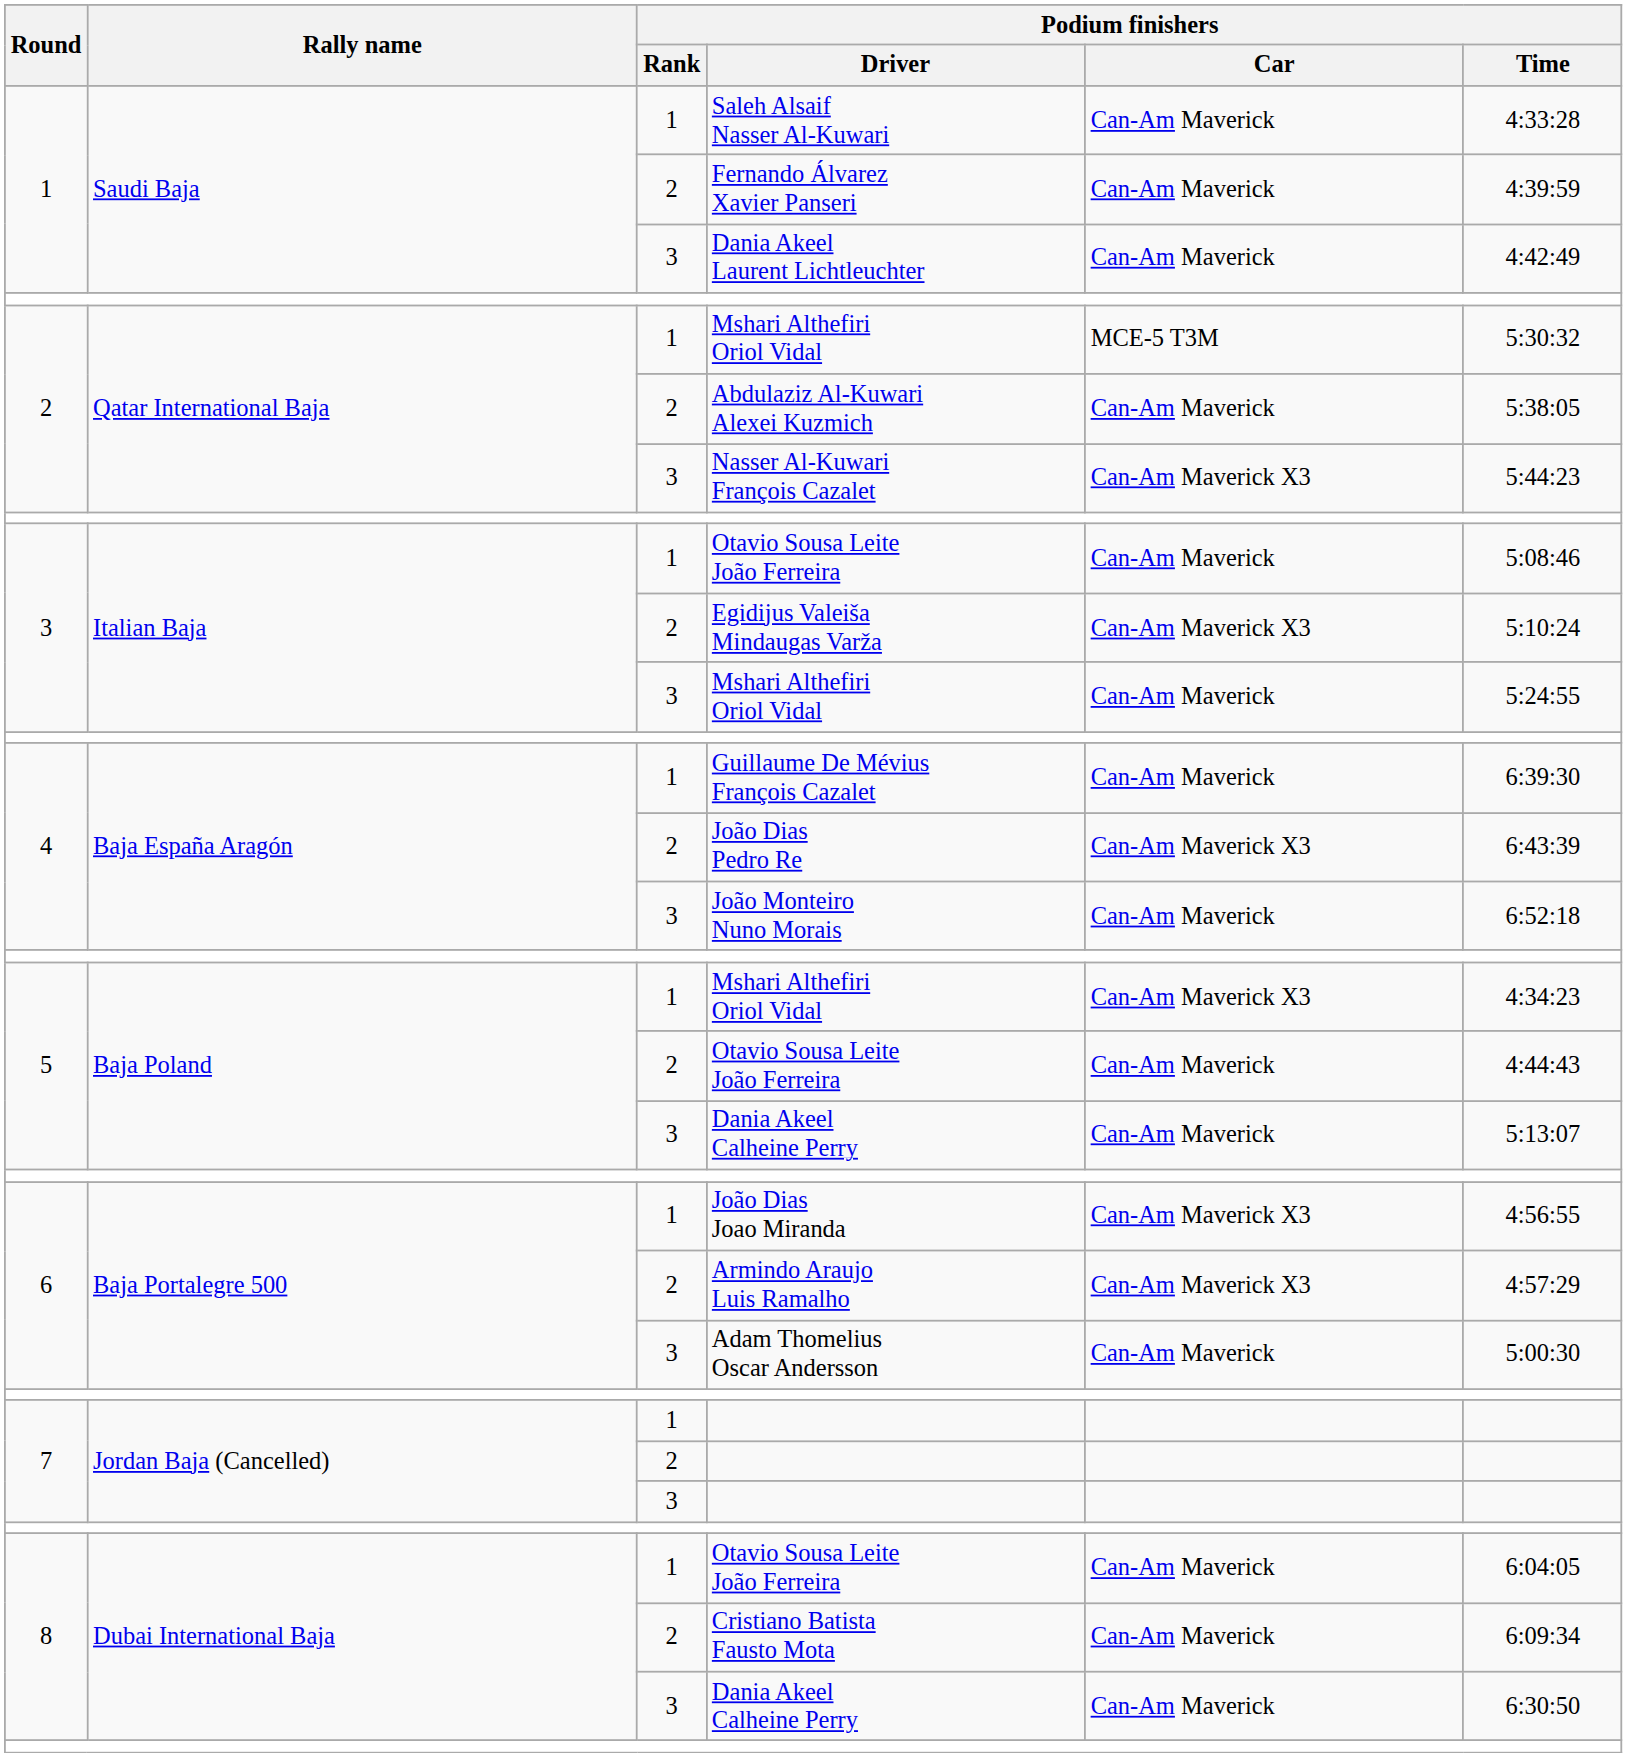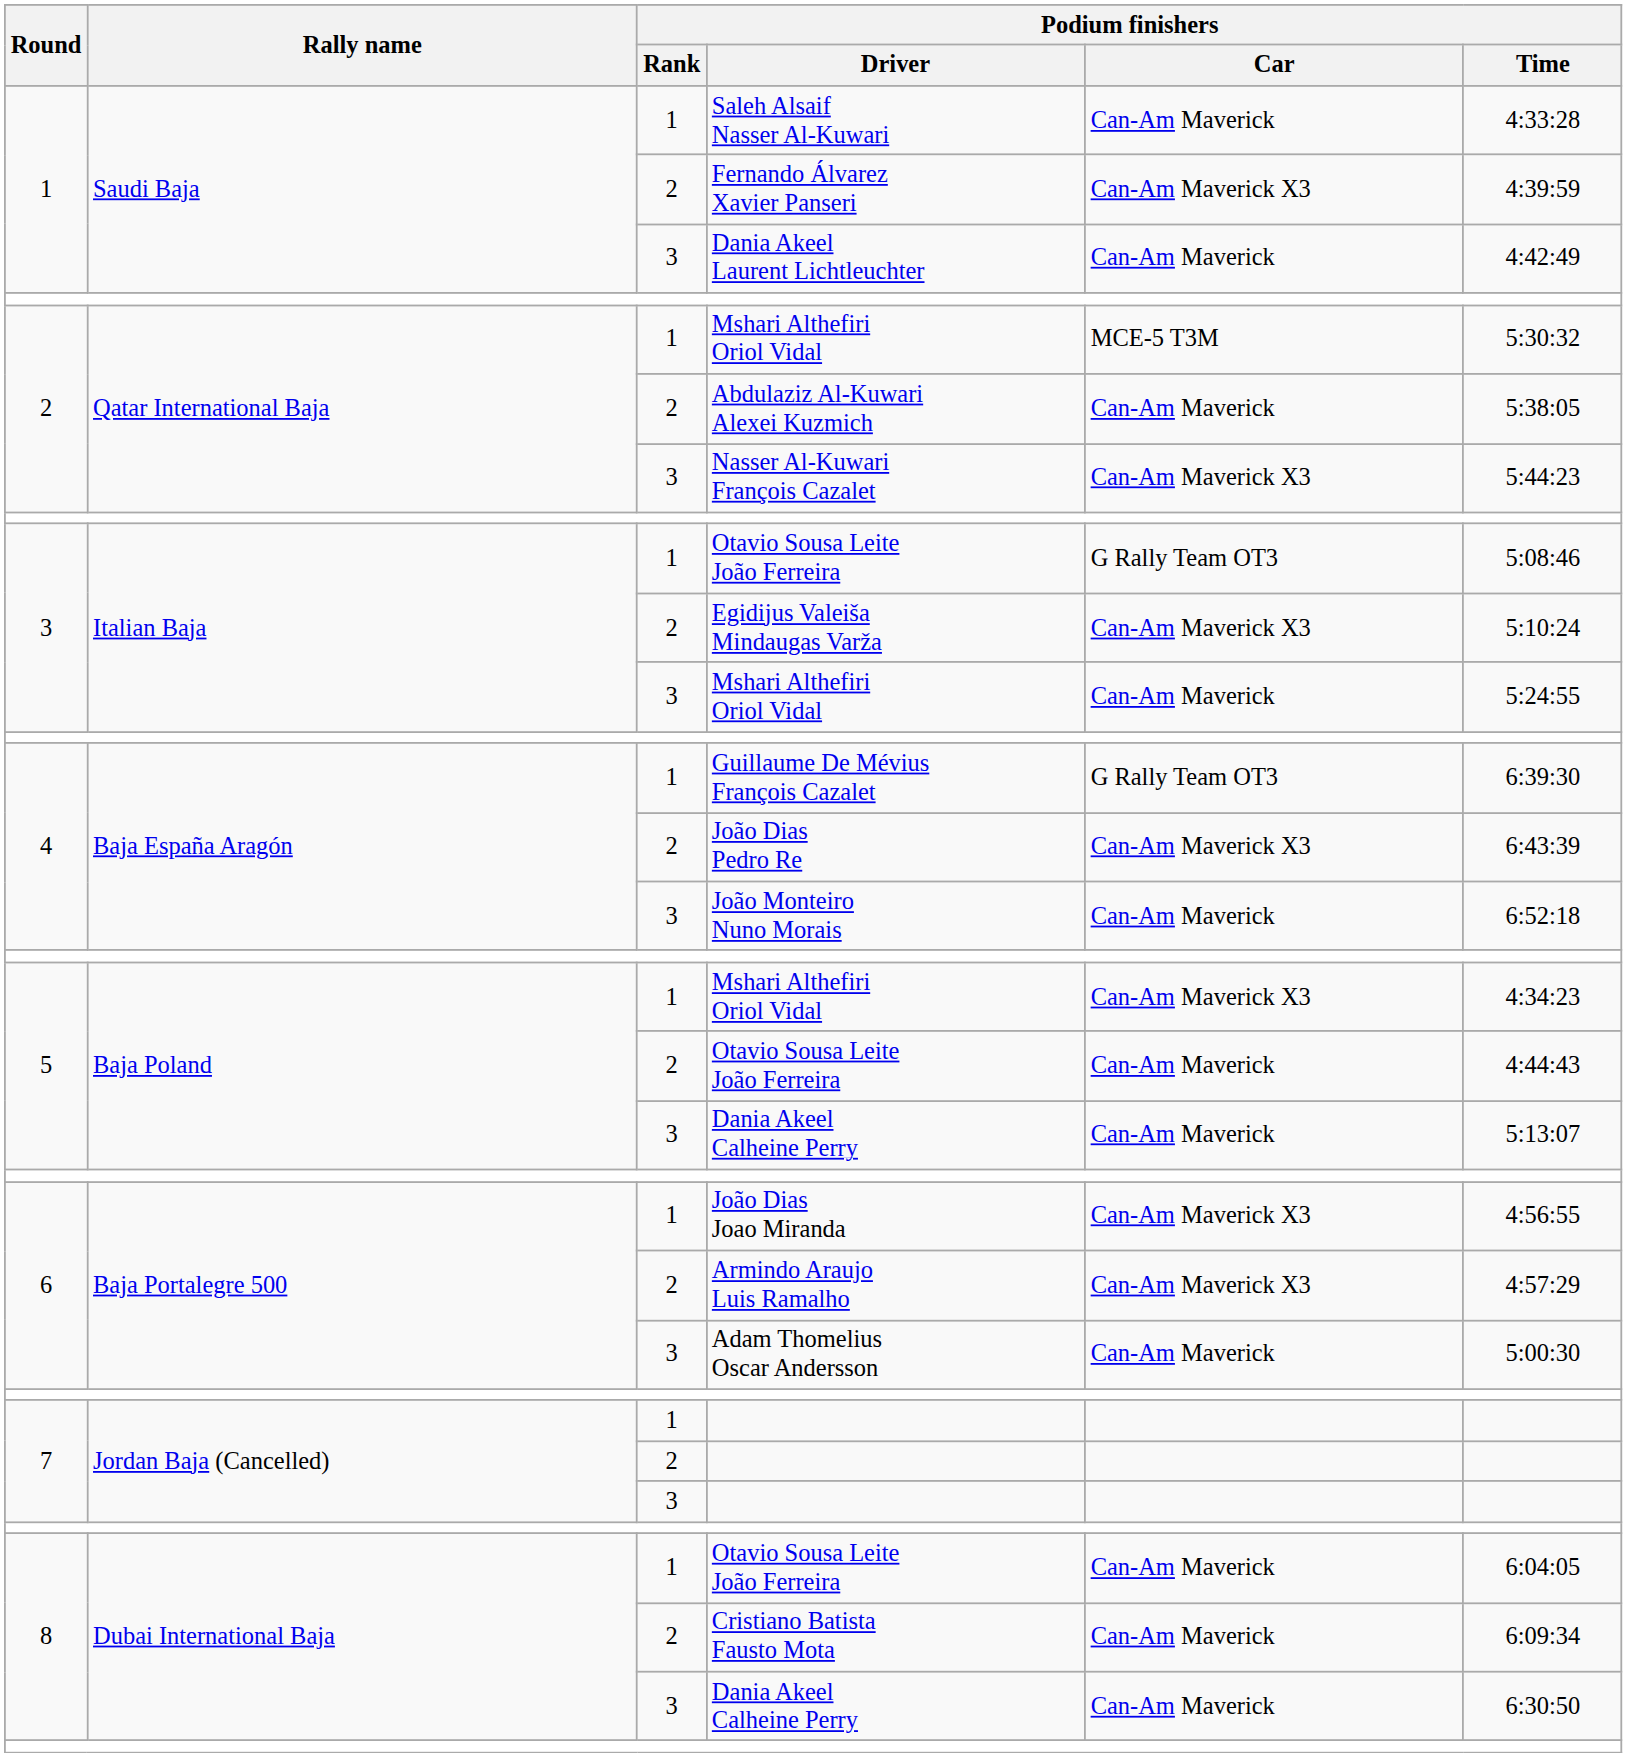(1183, 188) Can-Am Maverick -> (1201, 188) Can-Am Maverick X3
(1183, 557) Can-Am Maverick -> (1184, 557) G Rally Team OT3
(1183, 776) Can-Am Maverick -> (1184, 776) G Rally Team OT3
